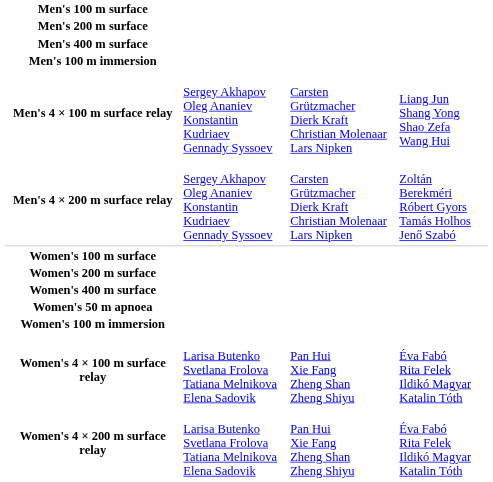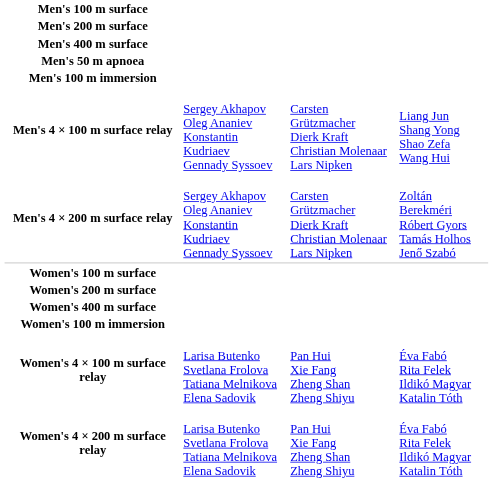+ row: (93, 60)
- row: (93, 307)
